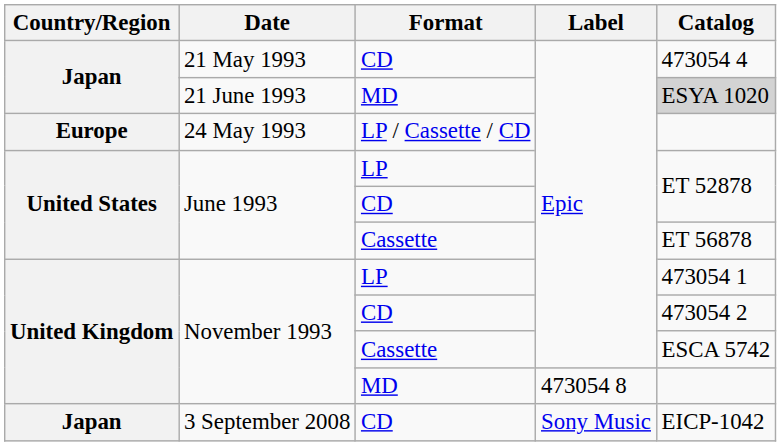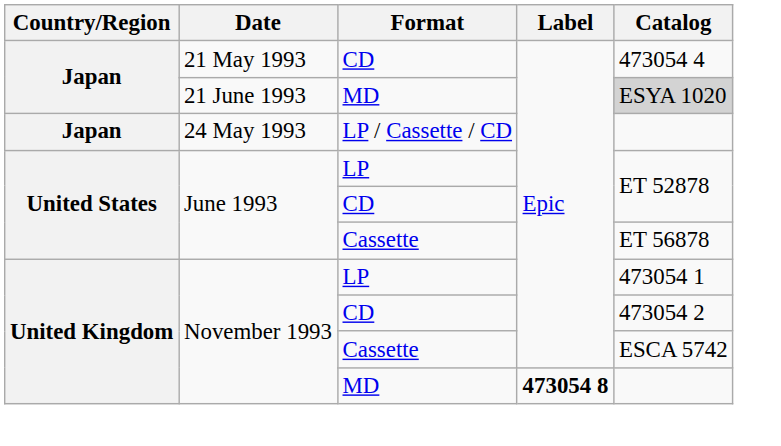(92, 131) Europe -> (92, 131) Japan
(584, 385) normal -> (565, 385) bold
- row: (267, 421)
